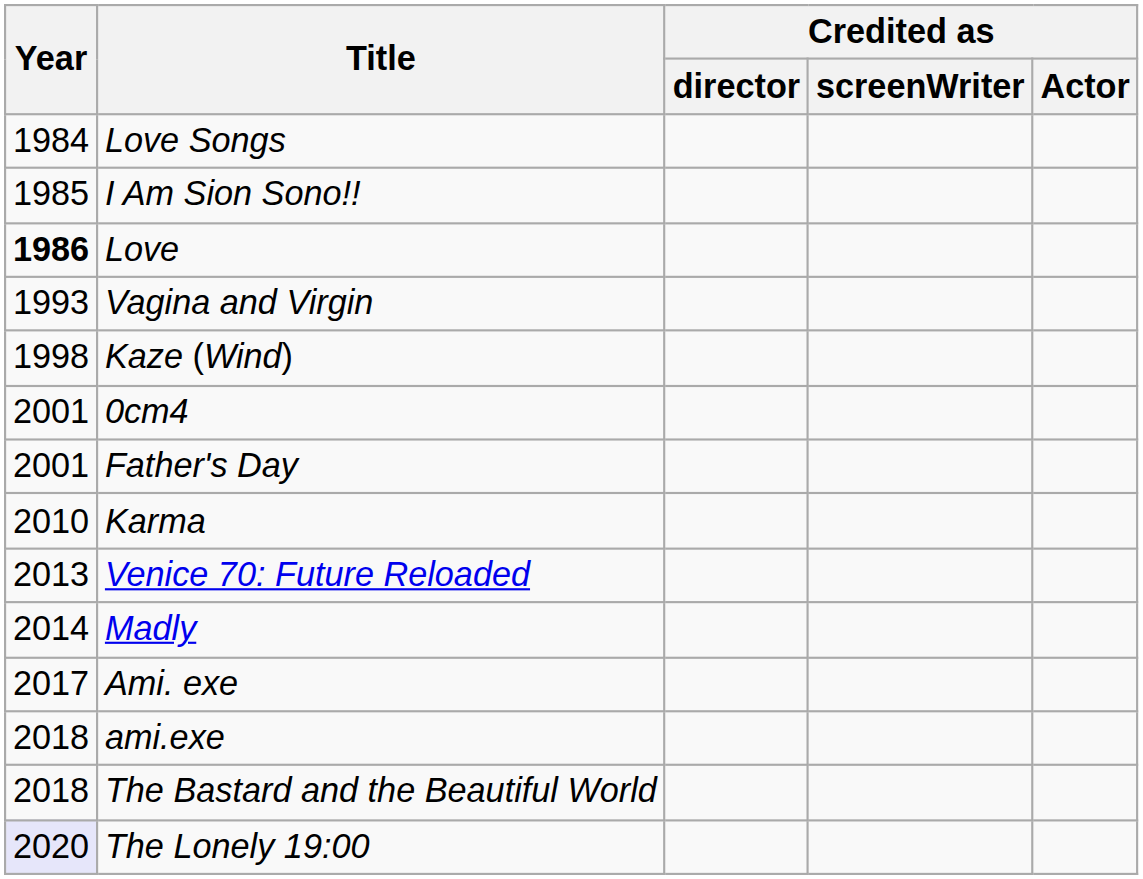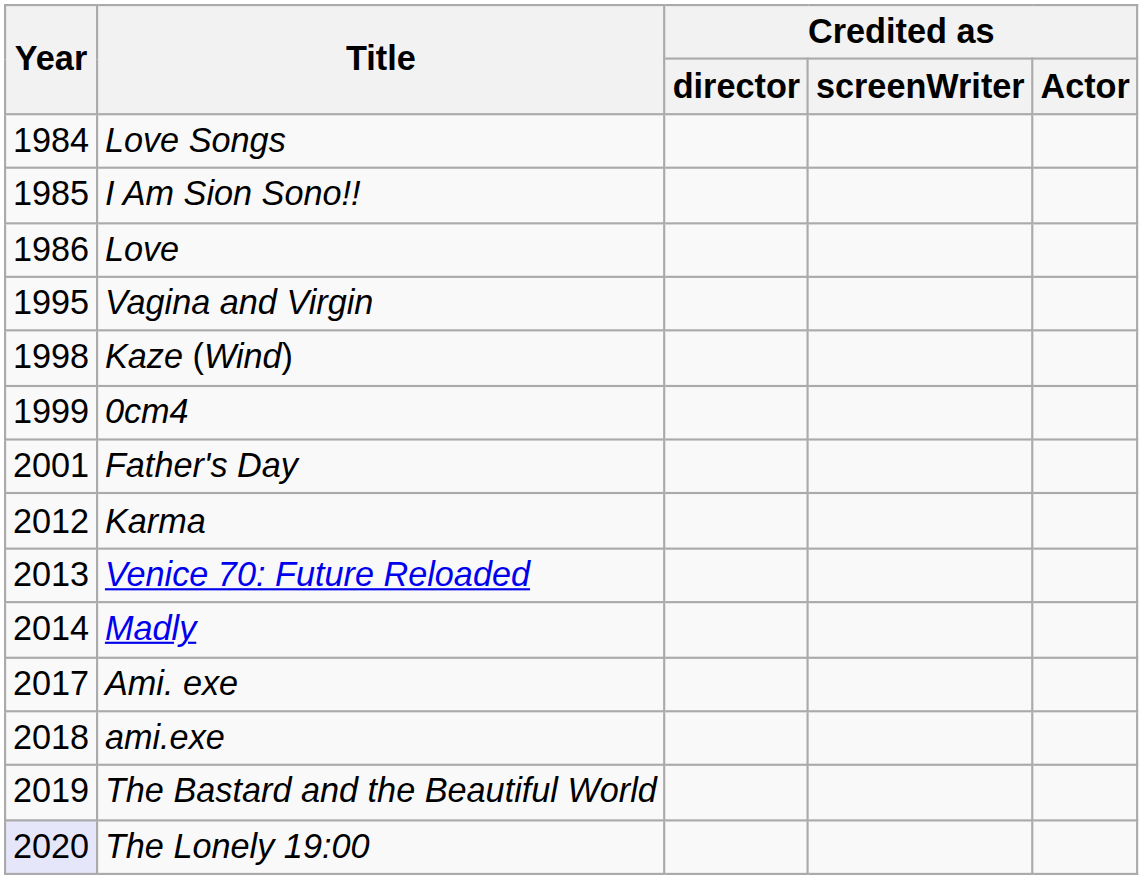(51, 248) bold -> (51, 248) normal
(51, 303) 1993 -> (51, 303) 1995
(51, 411) 2001 -> (51, 411) 1999
(51, 520) 2010 -> (51, 520) 2012
(51, 791) 2018 -> (51, 791) 2019
